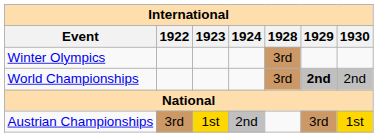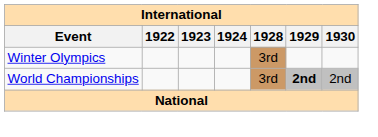- row: (80, 121)
